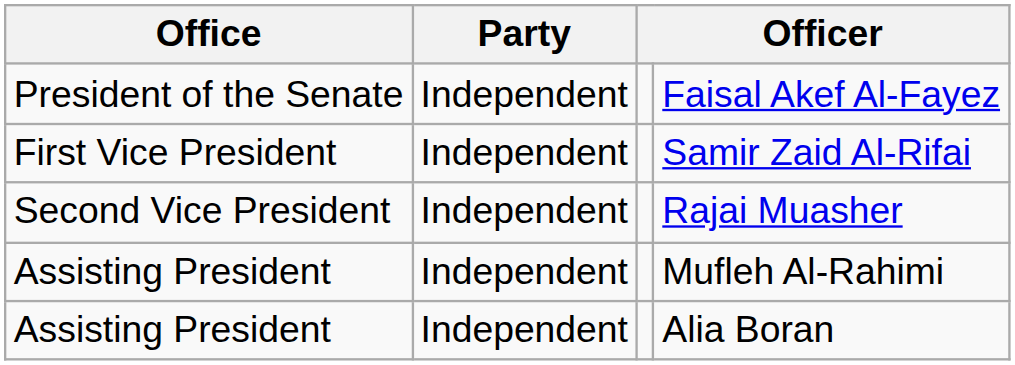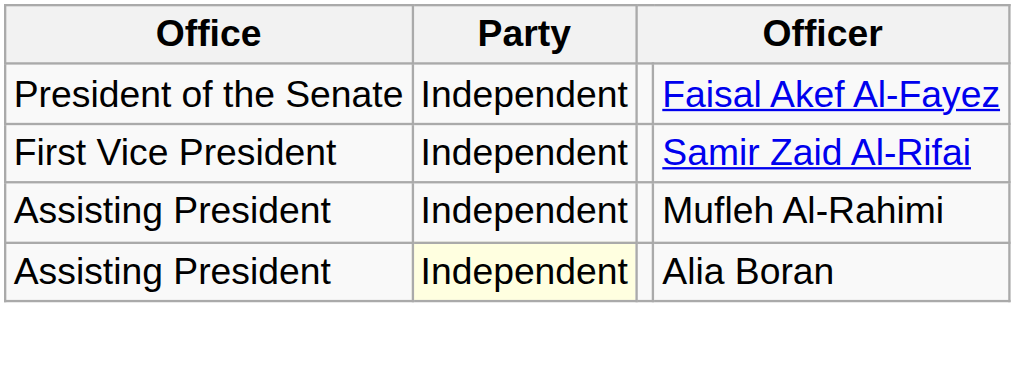- row: (782, 211)
(524, 329) no background -> (524, 270) lightyellow background
